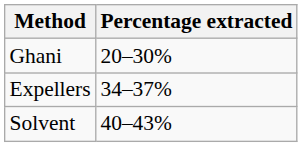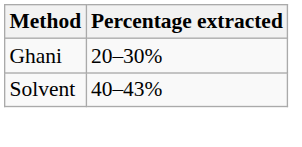- row: (50, 89)
